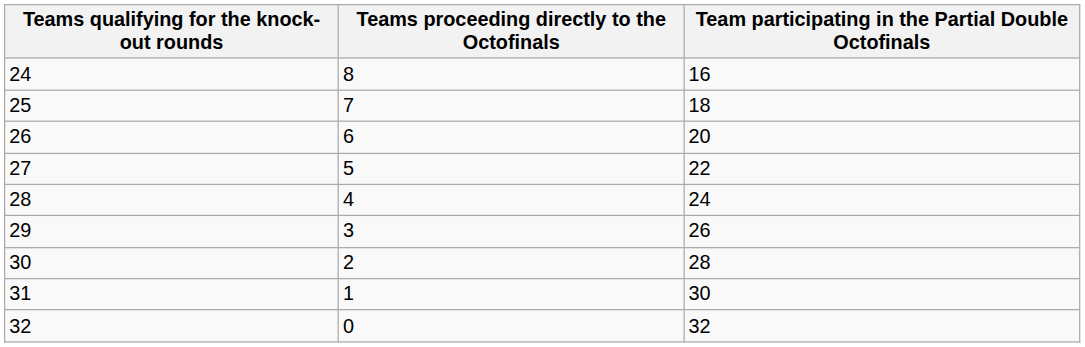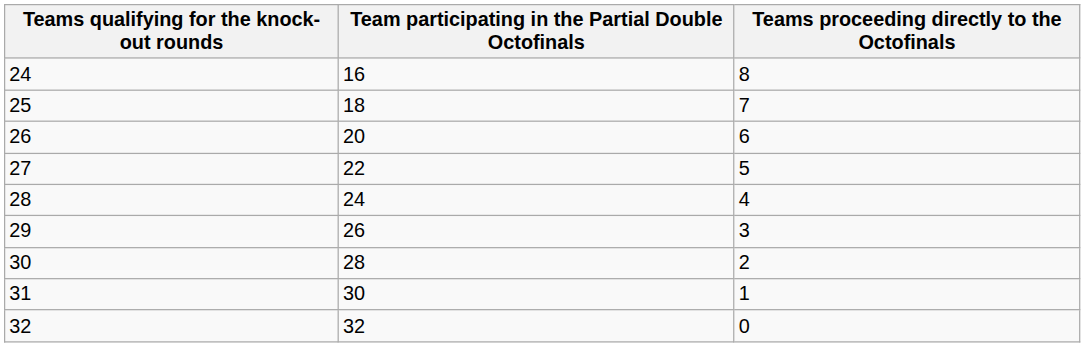columns swapped: (511, 31) <-> (882, 31)
